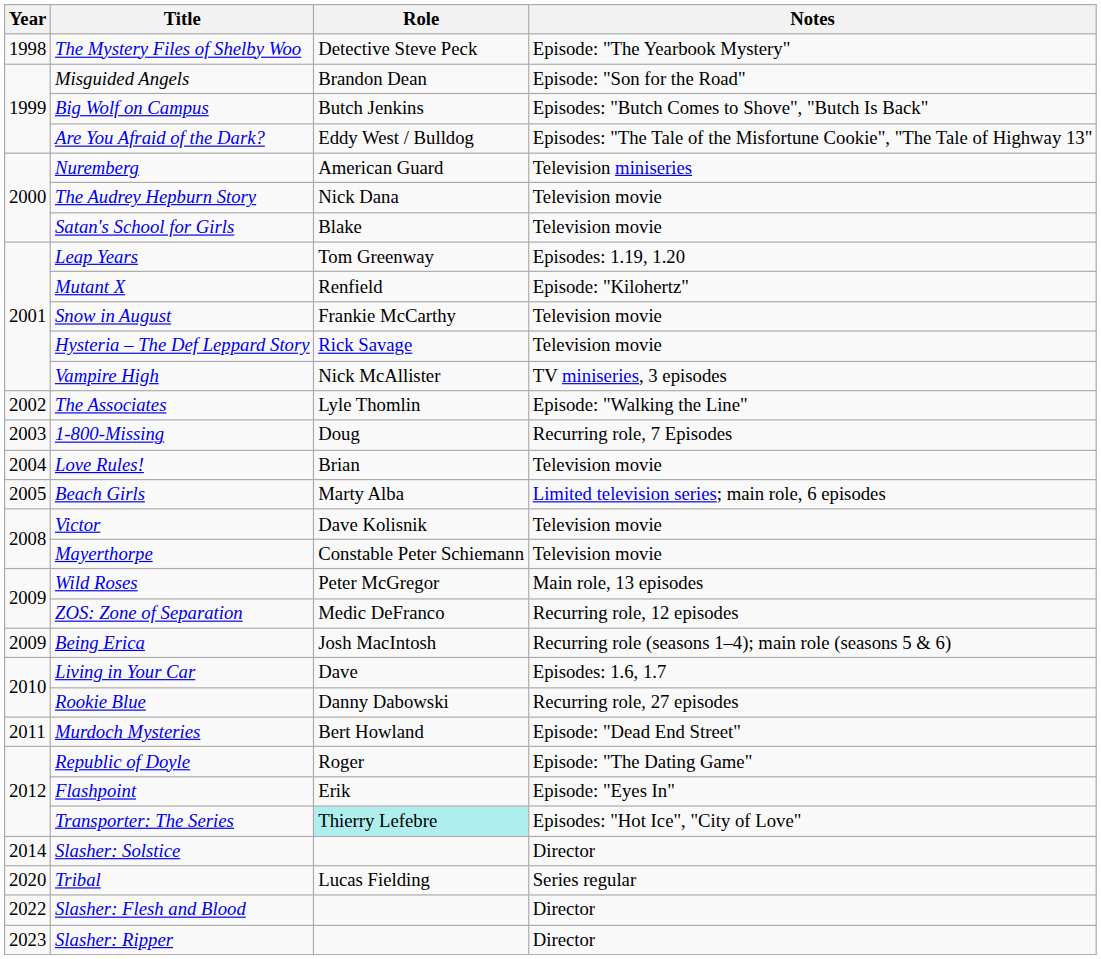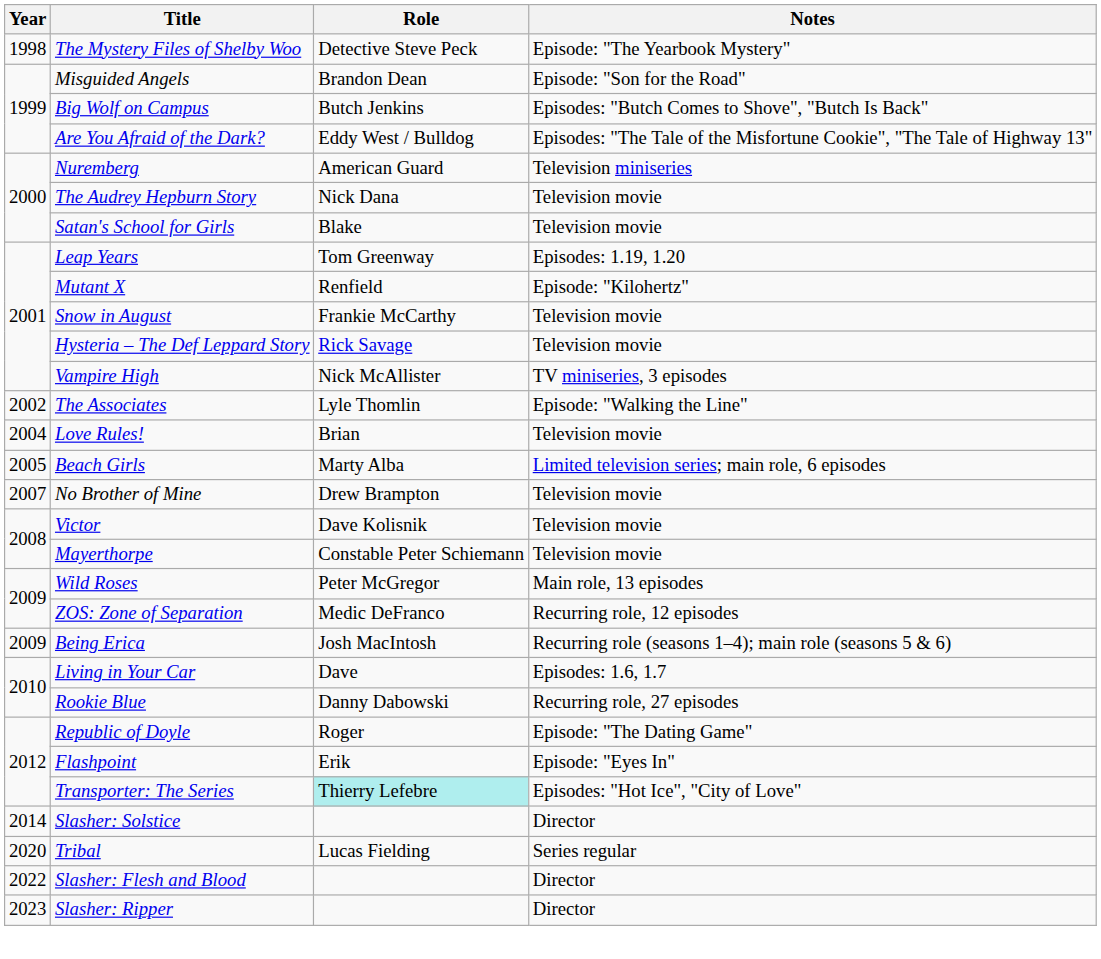- row: (110, 434)
+ row: (128, 494)
- row: (128, 731)
